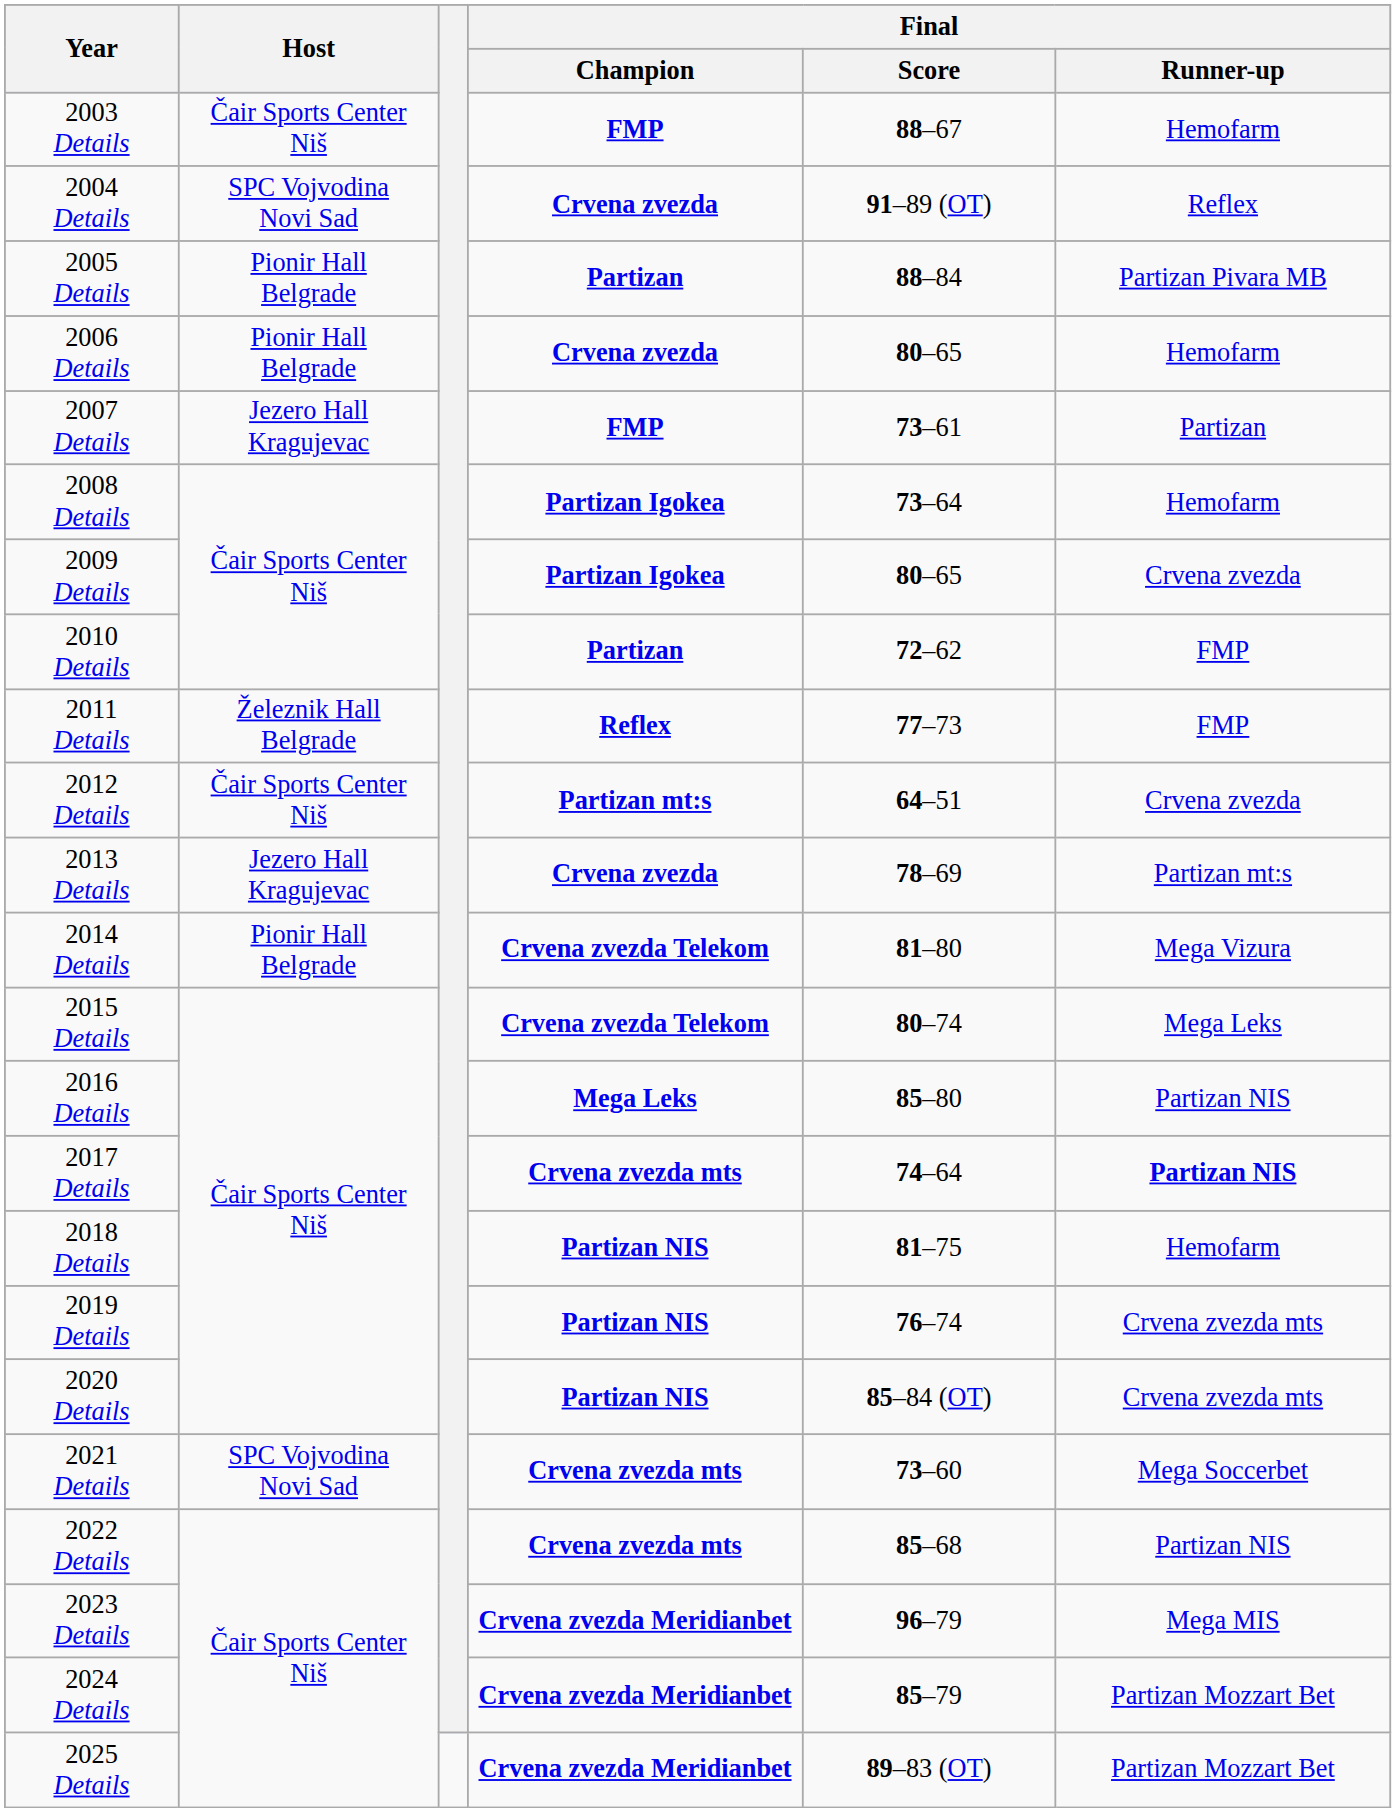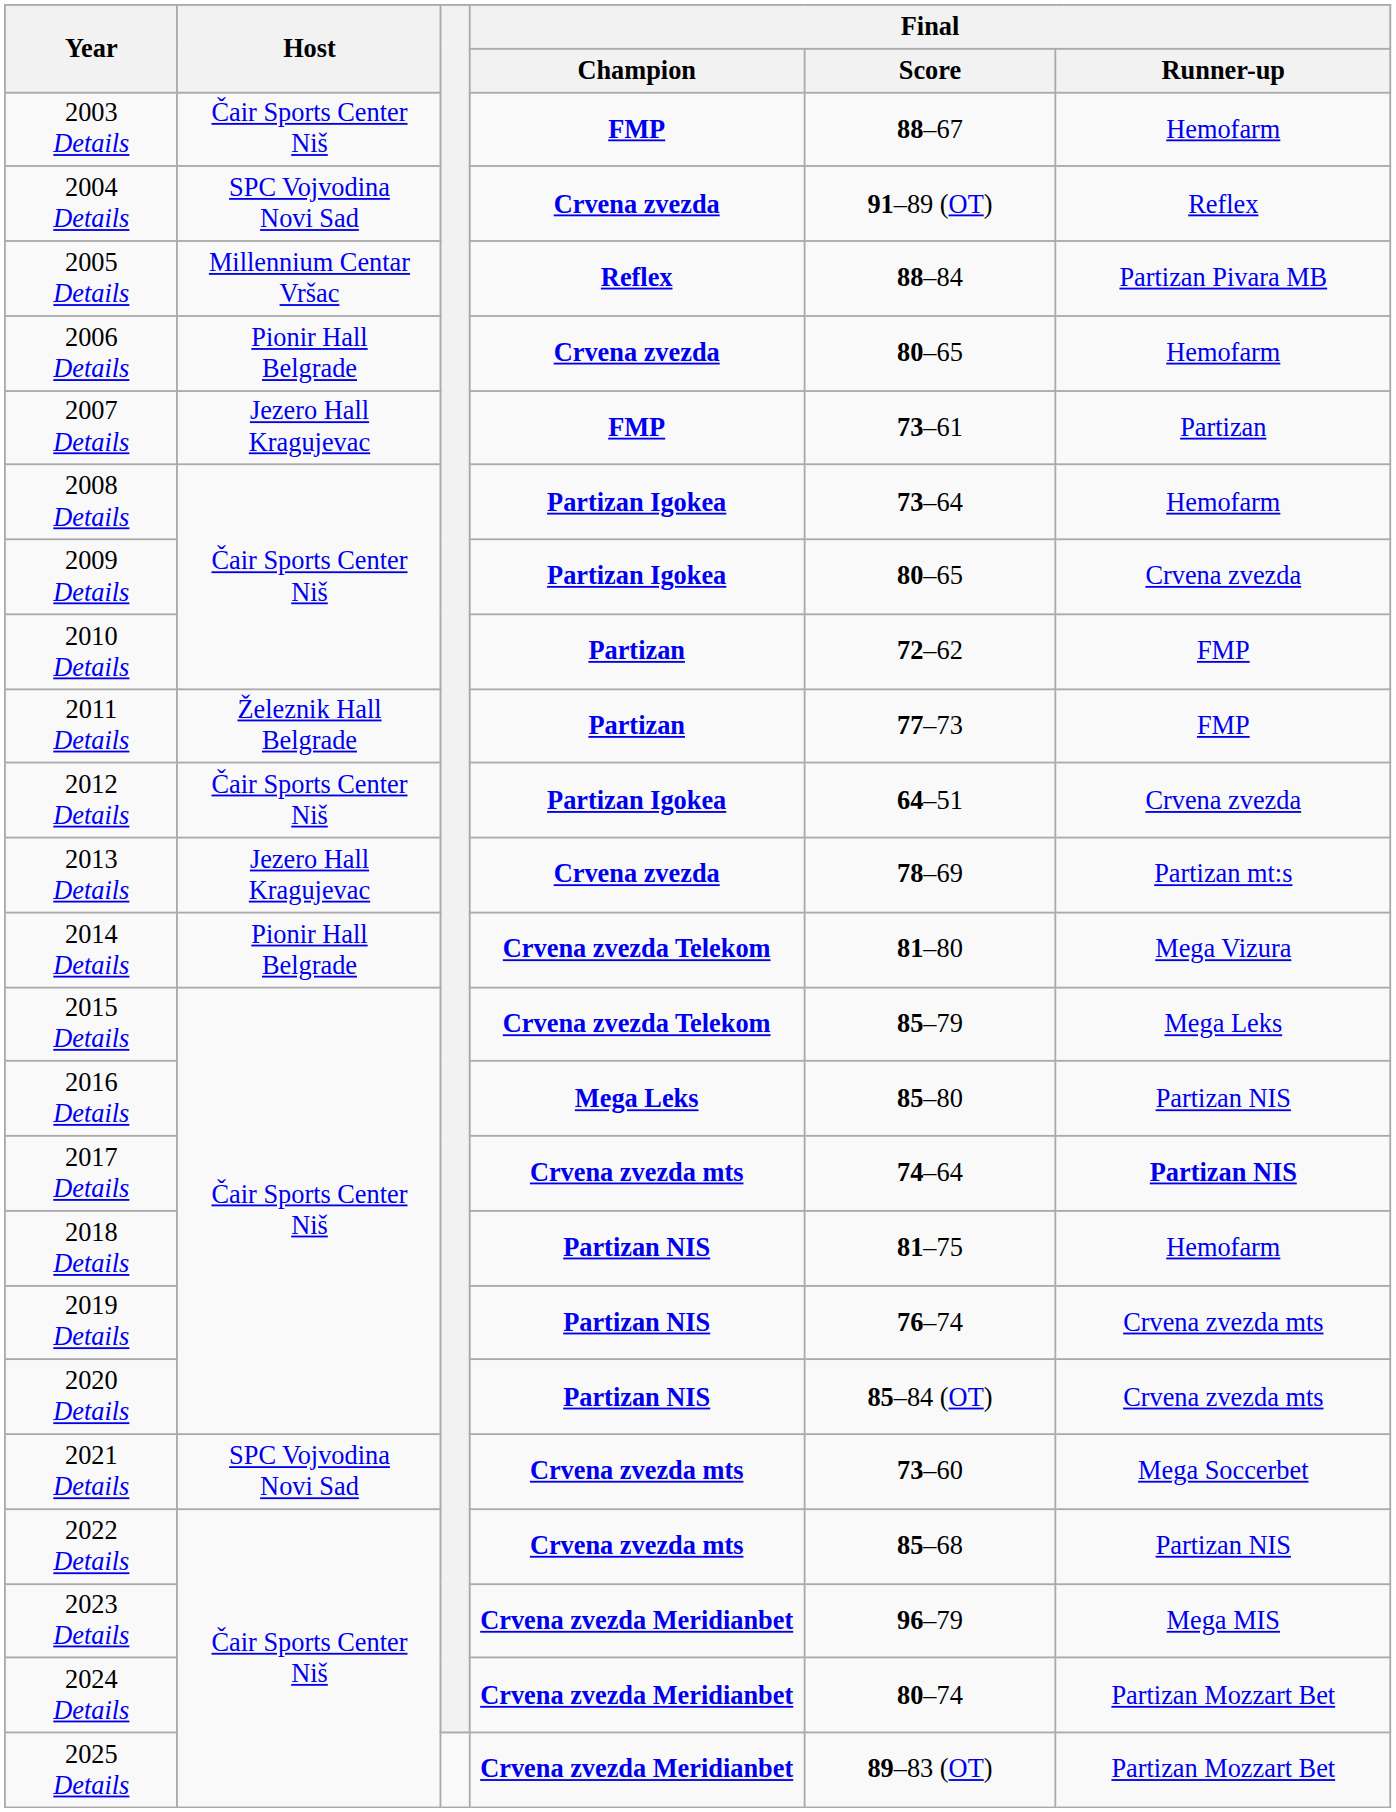(309, 278) Pionir Hall Belgrade -> (309, 278) Millennium Centar Vršac
(635, 278) Partizan -> (637, 278) Reflex
(635, 725) Reflex -> (637, 725) Partizan
(635, 800) Partizan mt:s -> (637, 800) Partizan Igokea
(929, 1023) 80–74 -> (930, 1023) 85–79
(929, 1695) 85–79 -> (930, 1695) 80–74
